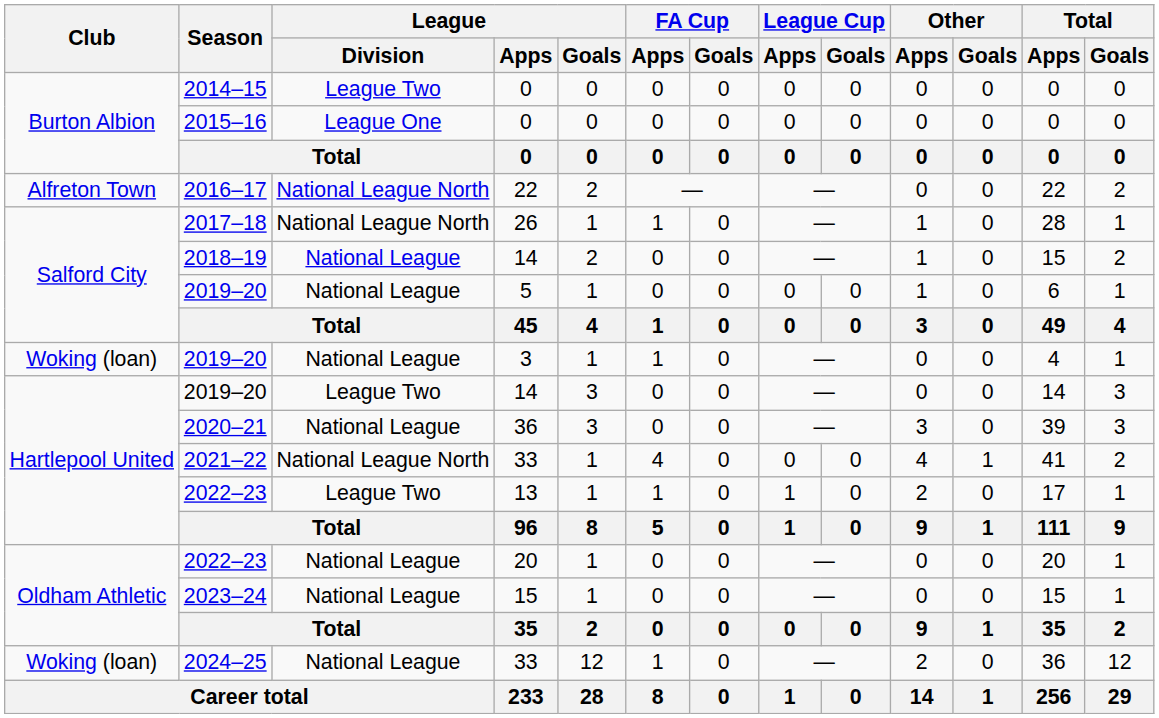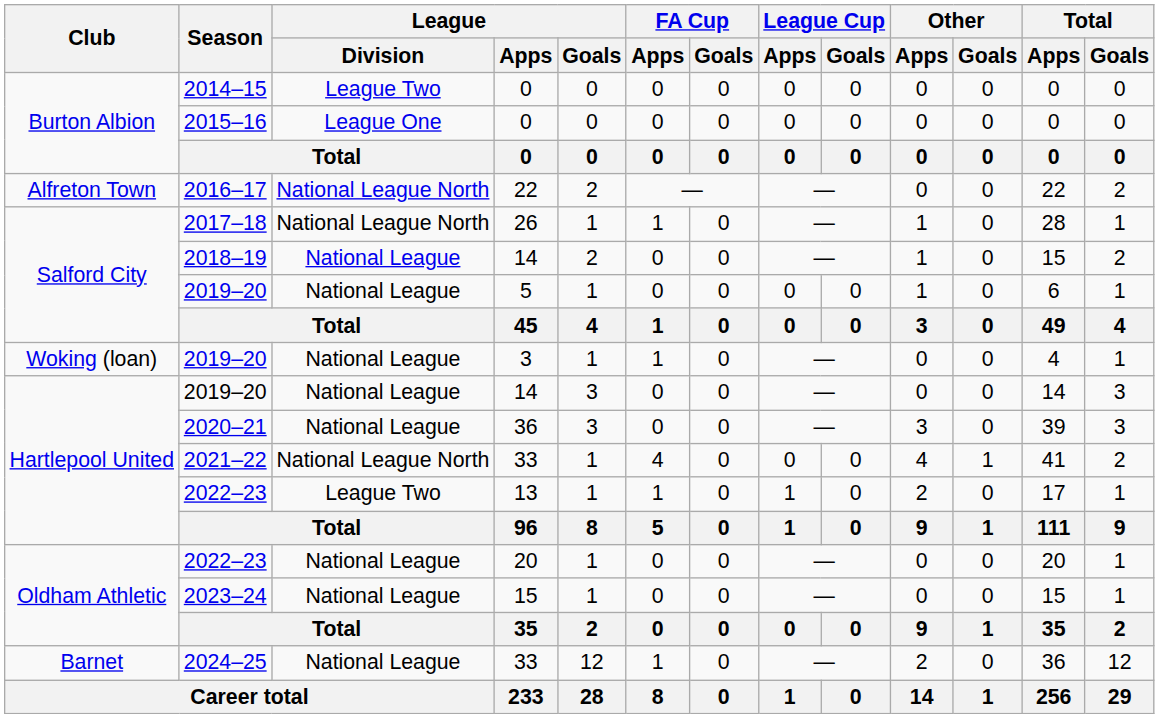(383, 392) League Two -> (383, 392) National League
(92, 662) Woking (loan) -> (92, 662) Barnet
